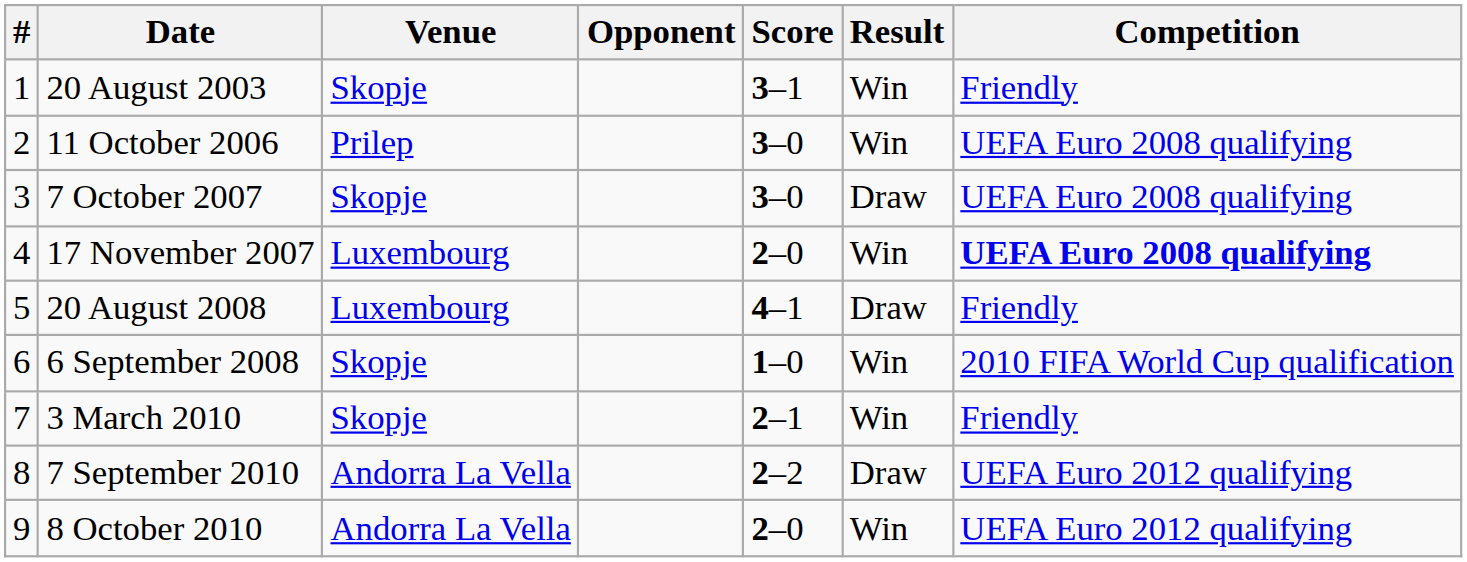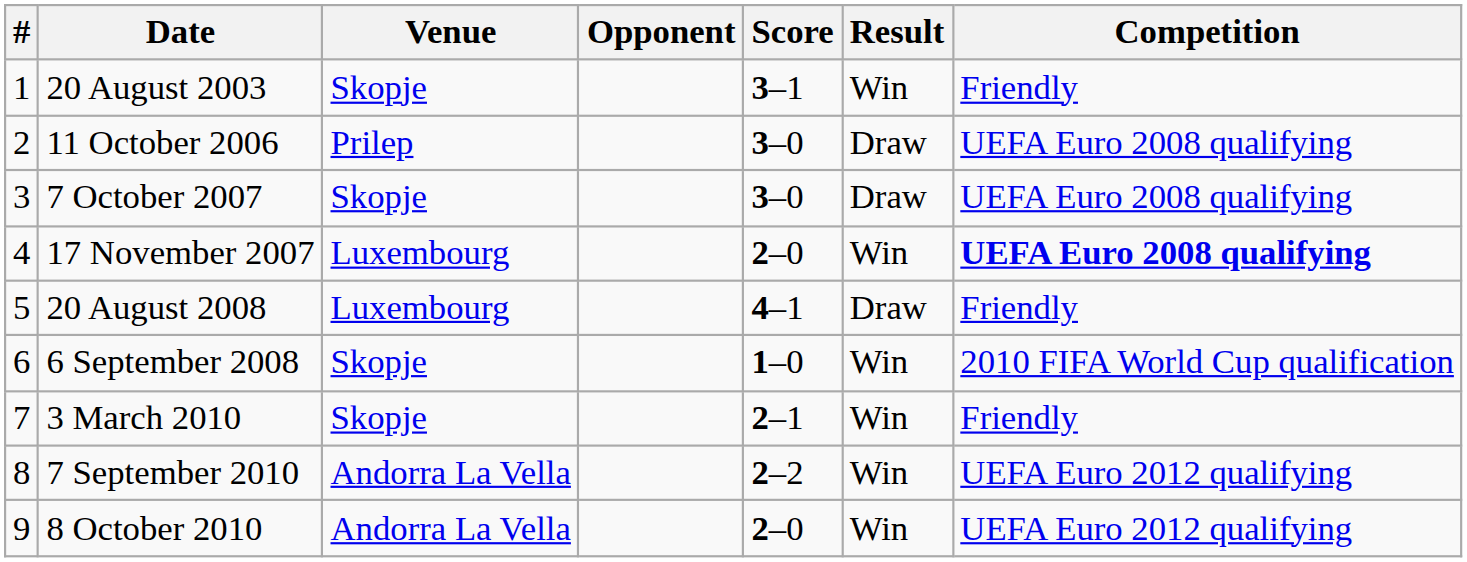(879, 142) Win -> (888, 142) Draw
(888, 472) Draw -> (879, 472) Win
